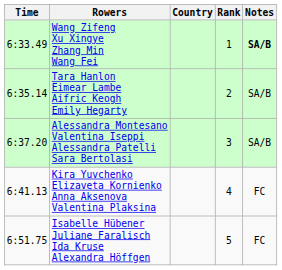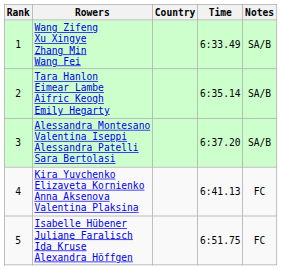columns swapped: (229, 12) <-> (27, 12)
(260, 45) bold -> (260, 45) normal
